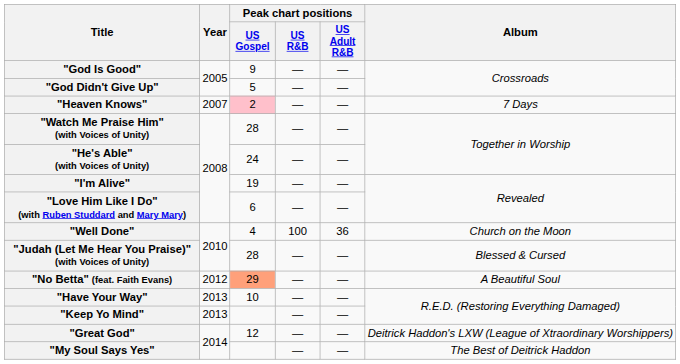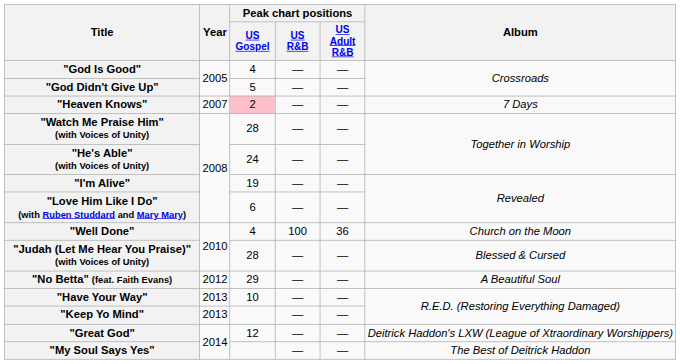(253, 69) 9 -> (253, 69) 4
(253, 279) lightsalmon background -> (253, 279) no background
